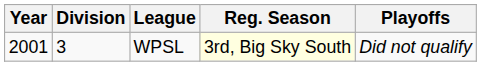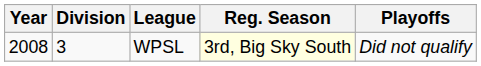(28, 46) 2001 -> (28, 46) 2008
